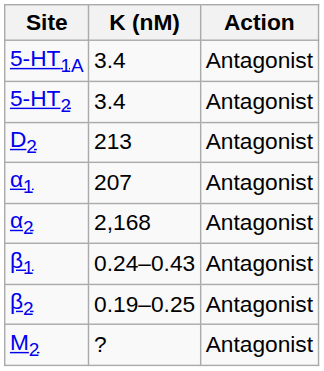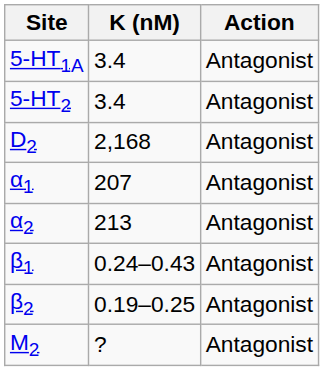(113, 141) 213 -> (123, 141) 2,168
(123, 223) 2,168 -> (113, 223) 213
